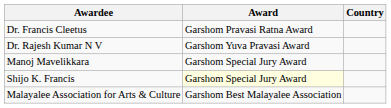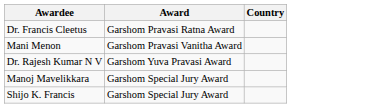+ row: (34, 45)
(246, 78) lightyellow background -> (168, 95) no background
- row: (94, 95)
